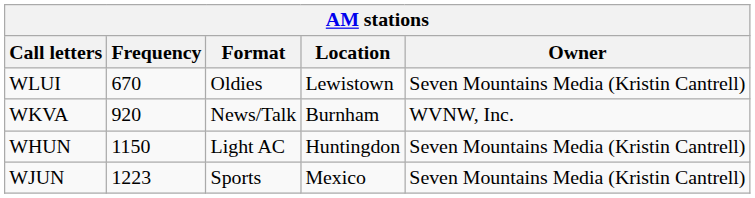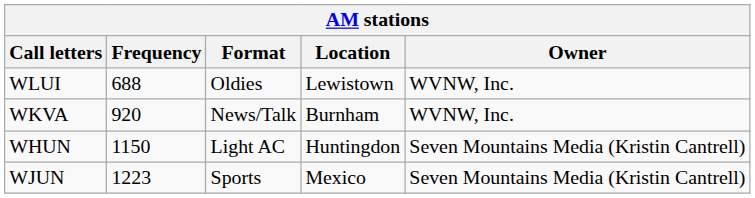(126, 83) 670 -> (126, 83) 688
(577, 83) Seven Mountains Media (Kristin Cantrell) -> (462, 83) WVNW, Inc.
